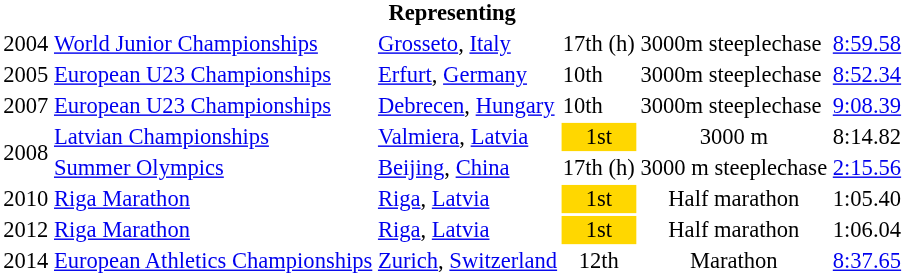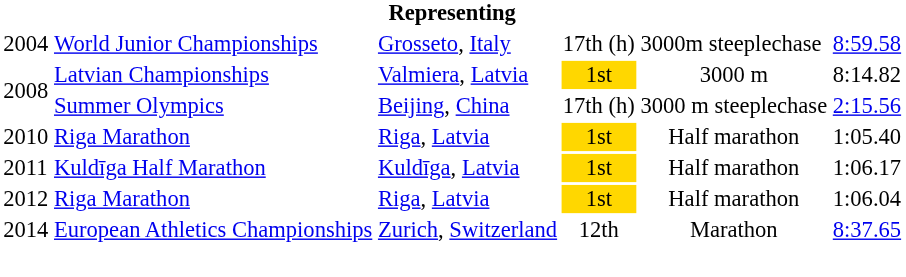- row: (26, 74)
- row: (26, 105)
+ row: (25, 167)
